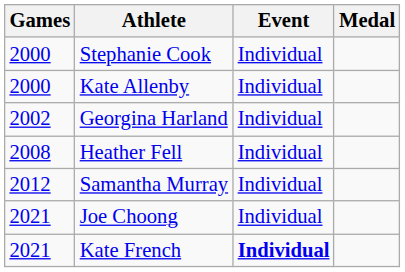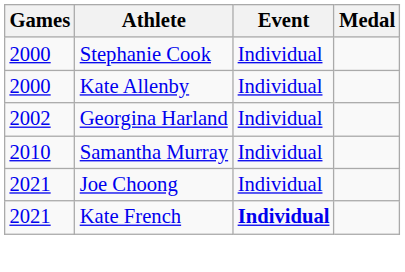- row: (131, 151)
(30, 184) 2012 -> (30, 151) 2010
